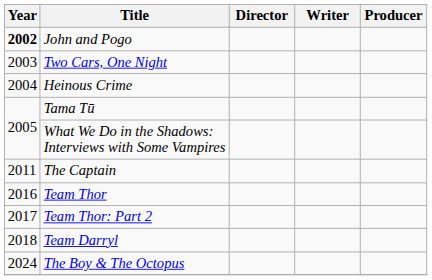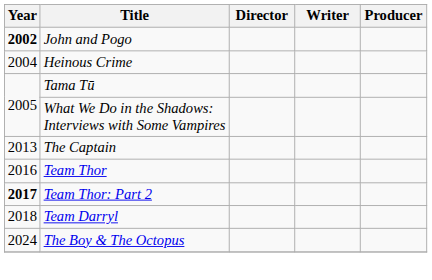- row: (105, 62)
(22, 170) 2011 -> (22, 147) 2013
(22, 217) normal -> (22, 194) bold
